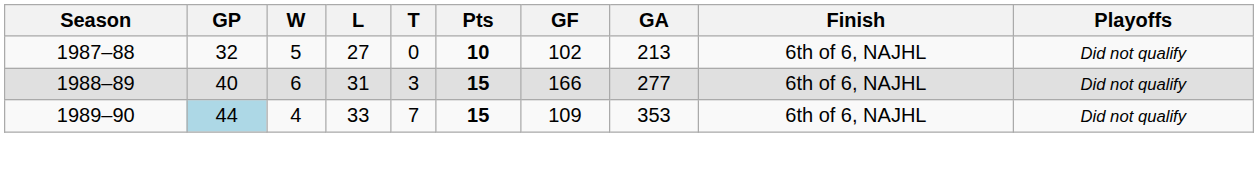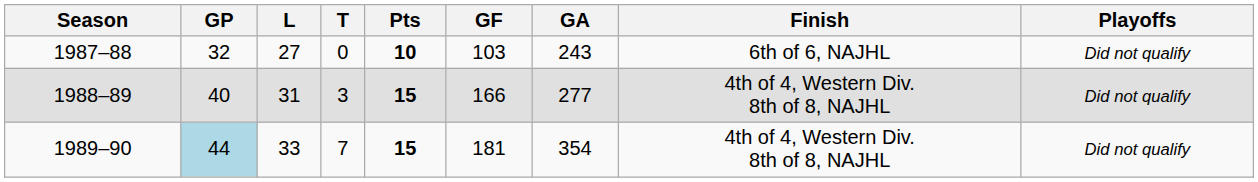- column: (296, 20)
(565, 52) 102 -> (489, 52) 103
(654, 52) 213 -> (575, 52) 243
(856, 83) 6th of 6, NAJHL -> (820, 95) 4th of 4, Western Div. 8th of 8, NAJHL
(565, 115) 109 -> (489, 149) 181
(654, 115) 353 -> (575, 149) 354
(856, 115) 6th of 6, NAJHL -> (820, 149) 4th of 4, Western Div. 8th of 8, NAJHL
